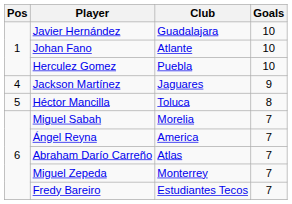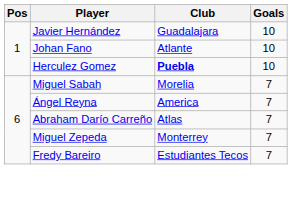(175, 66) normal -> (176, 66) bold
- row: (77, 84)
- row: (71, 102)
